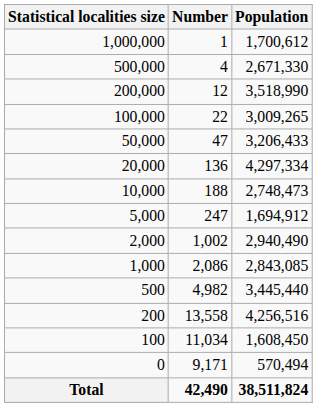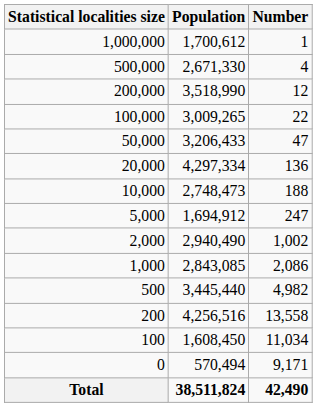columns swapped: (200, 16) <-> (272, 16)
